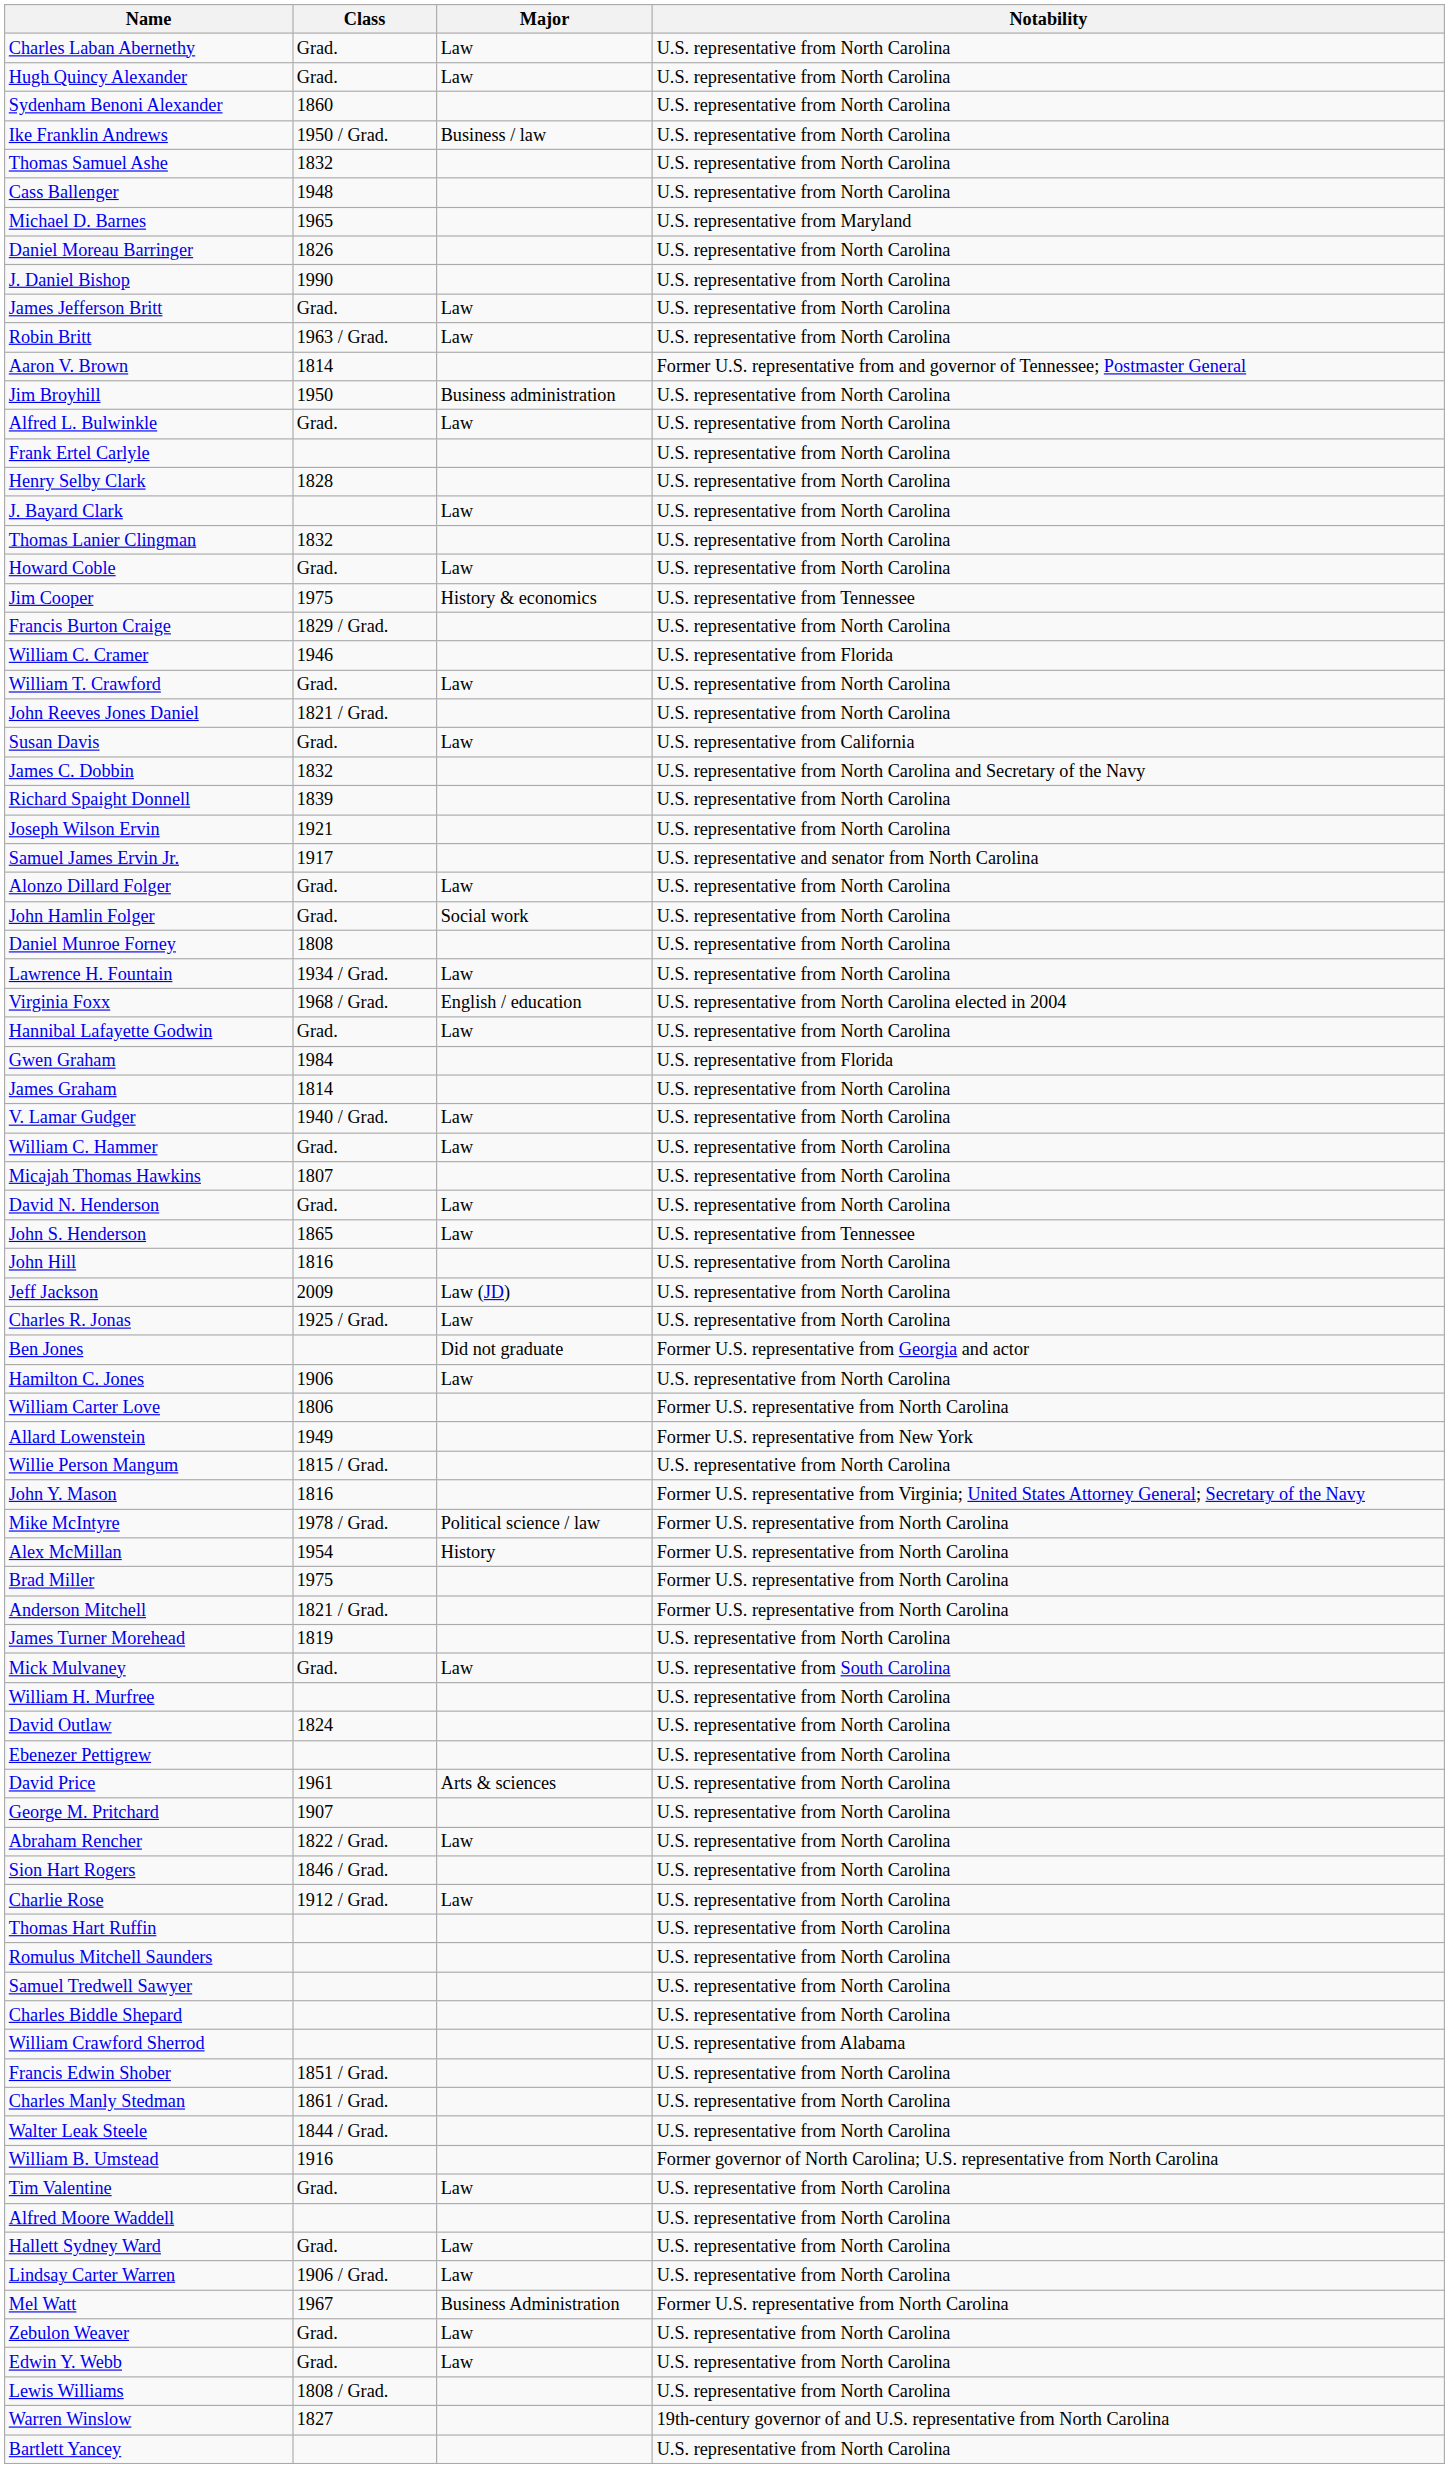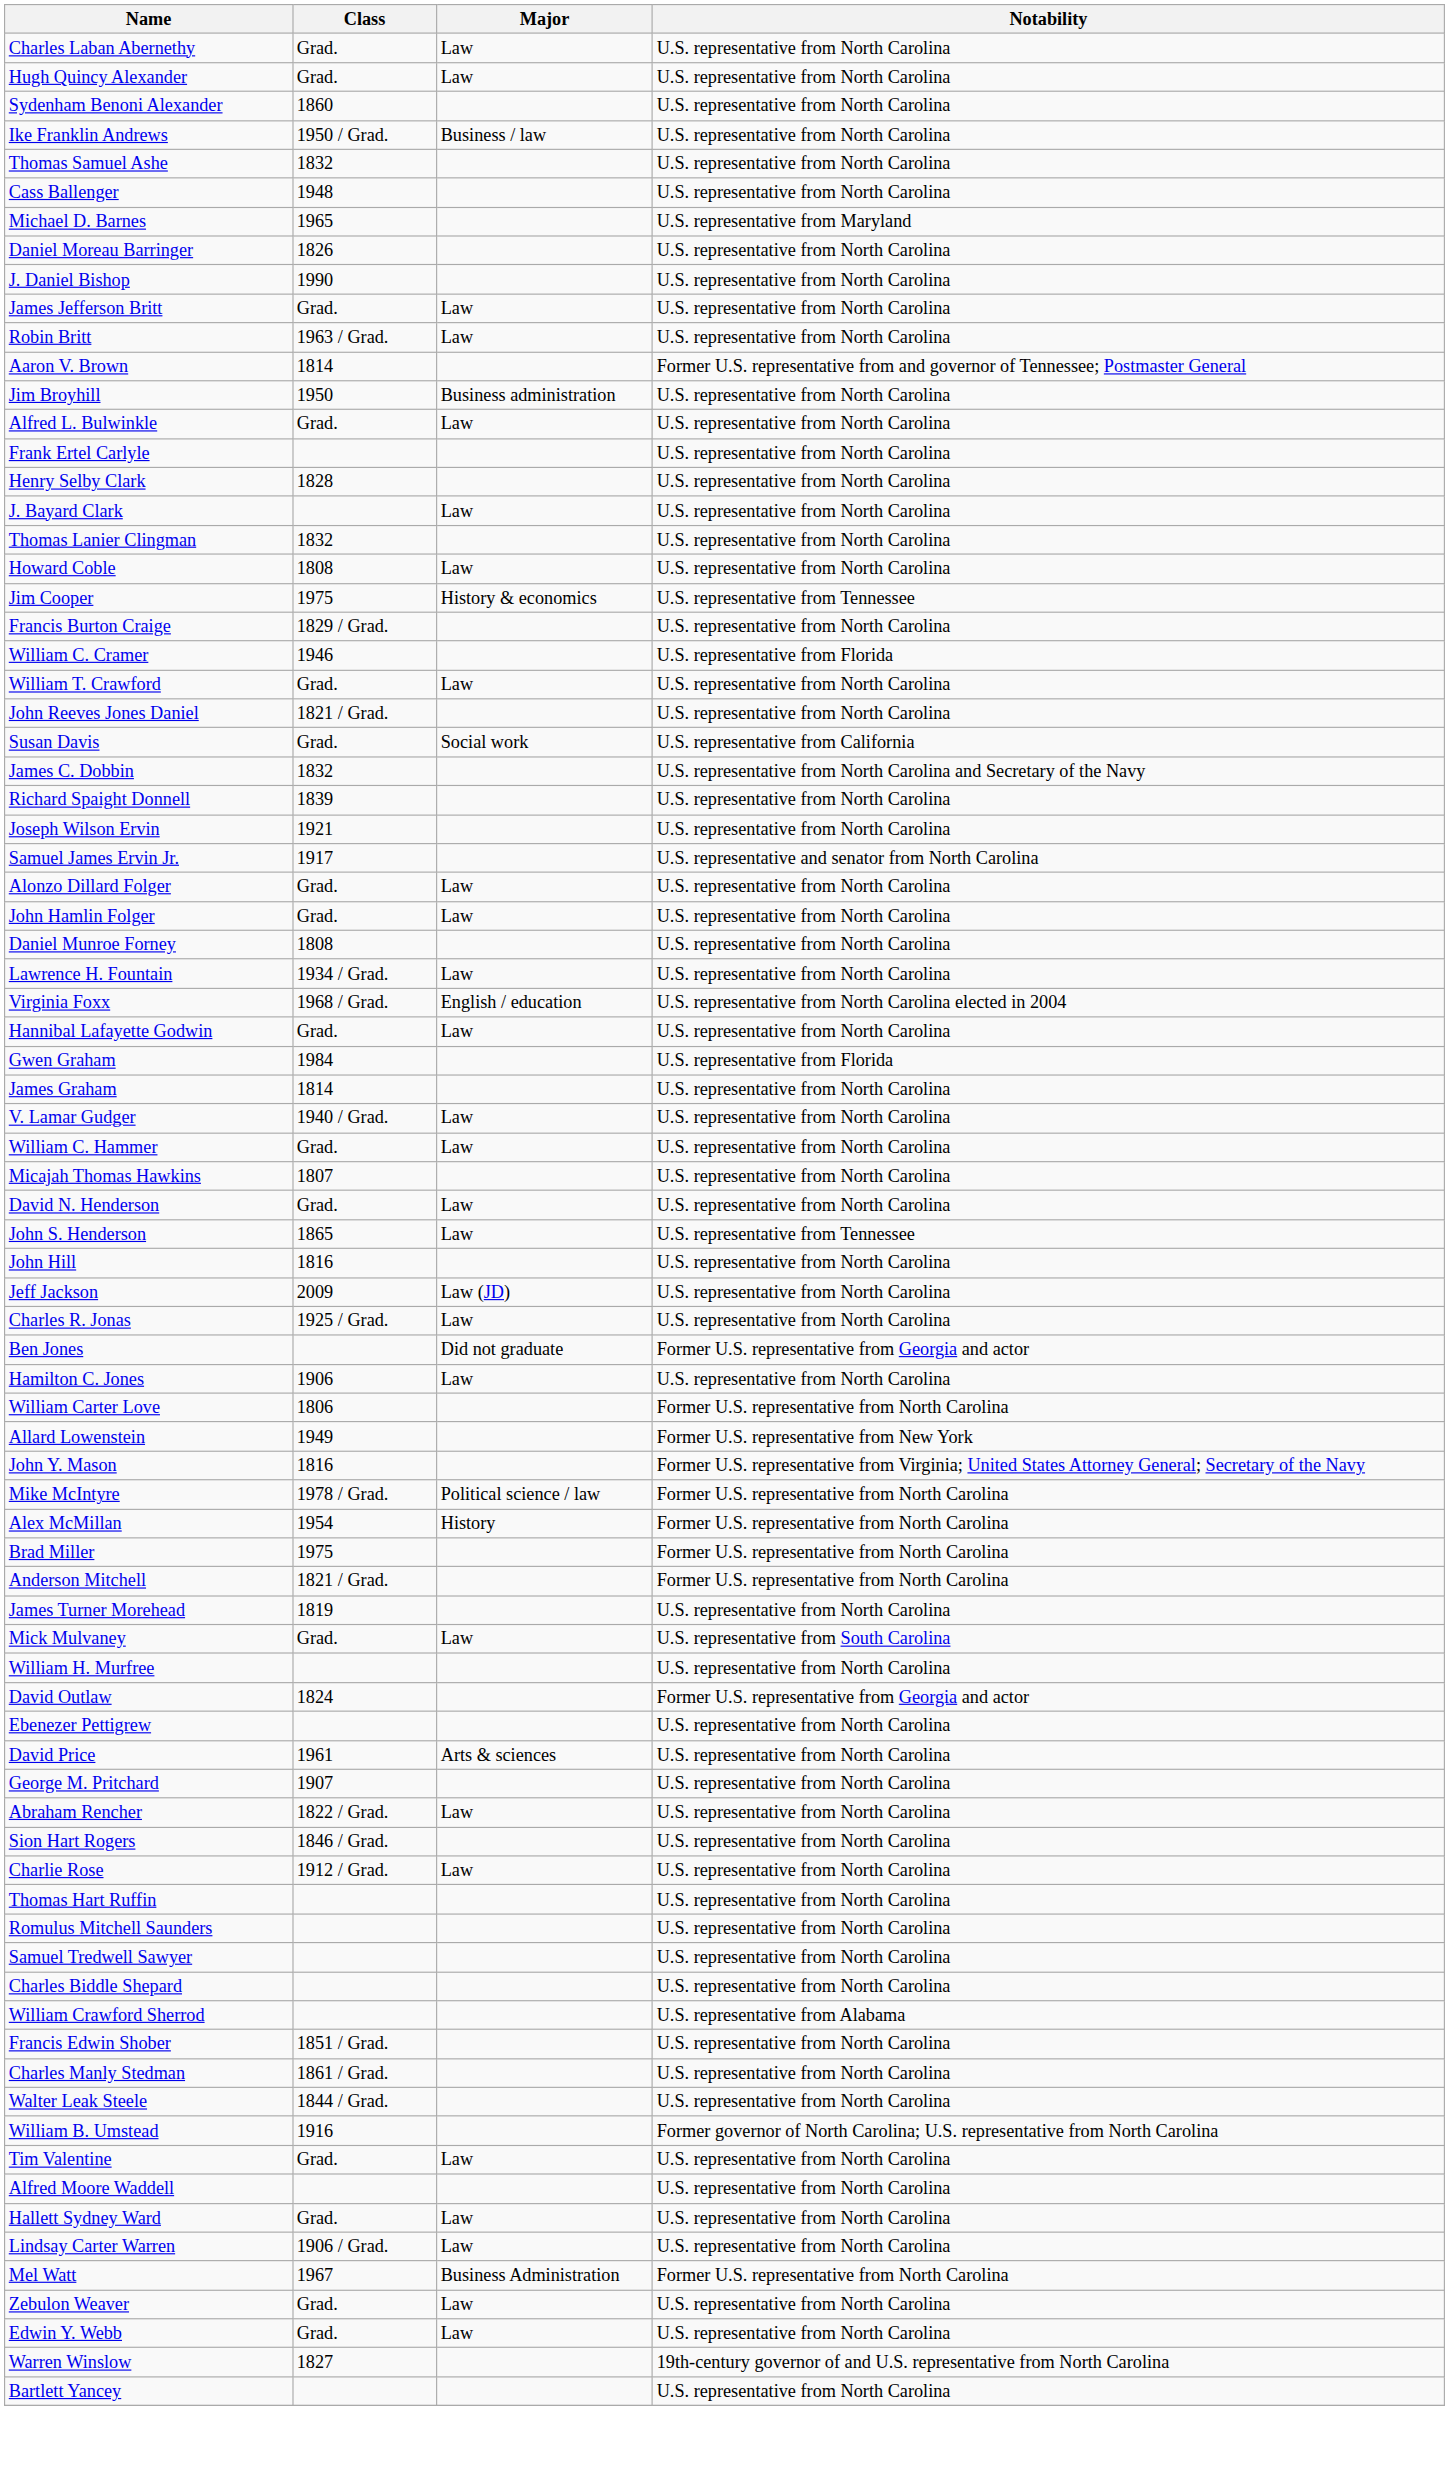(317, 568) Grad. -> (315, 568) 1808
(457, 742) Law -> (485, 742) Social work
(485, 915) Social work -> (457, 915) Law
- row: (94, 1465)
(804, 1725) U.S. representative from North Carolina -> (843, 1696) Former U.S. representative from Georgia and actor
- row: (66, 2391)
